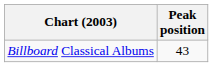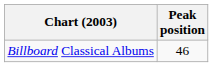(182, 51) 43 -> (182, 51) 46
